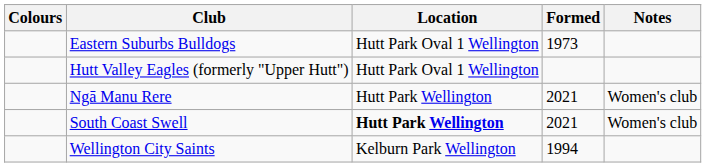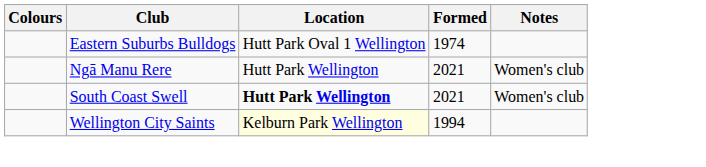(562, 44) 1973 -> (449, 44) 1974
- row: (209, 70)
(436, 149) no background -> (323, 123) lightyellow background
